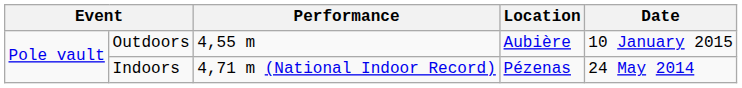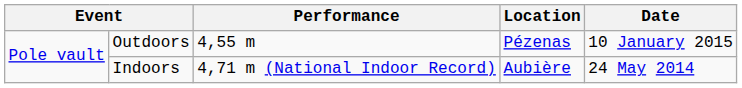(537, 44) Aubière -> (537, 44) Pézenas
(537, 70) Pézenas -> (537, 70) Aubière
